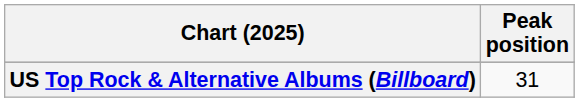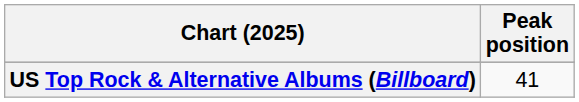(527, 79) 31 -> (527, 79) 41
